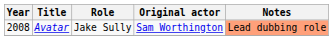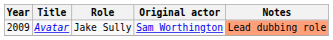(18, 28) 2008 -> (18, 28) 2009
